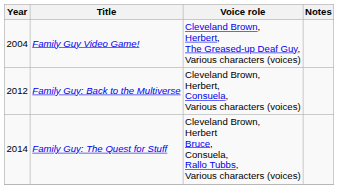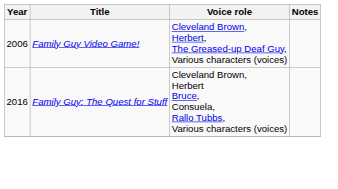(17, 43) 2004 -> (17, 43) 2006
- row: (106, 91)
(17, 149) 2014 -> (17, 101) 2016
